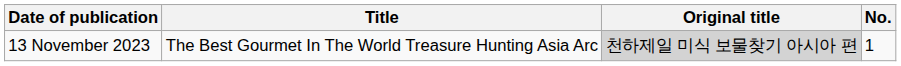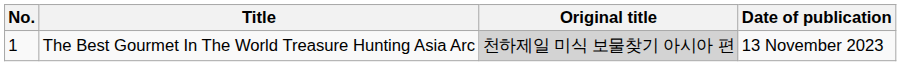columns swapped: (878, 17) <-> (83, 17)
